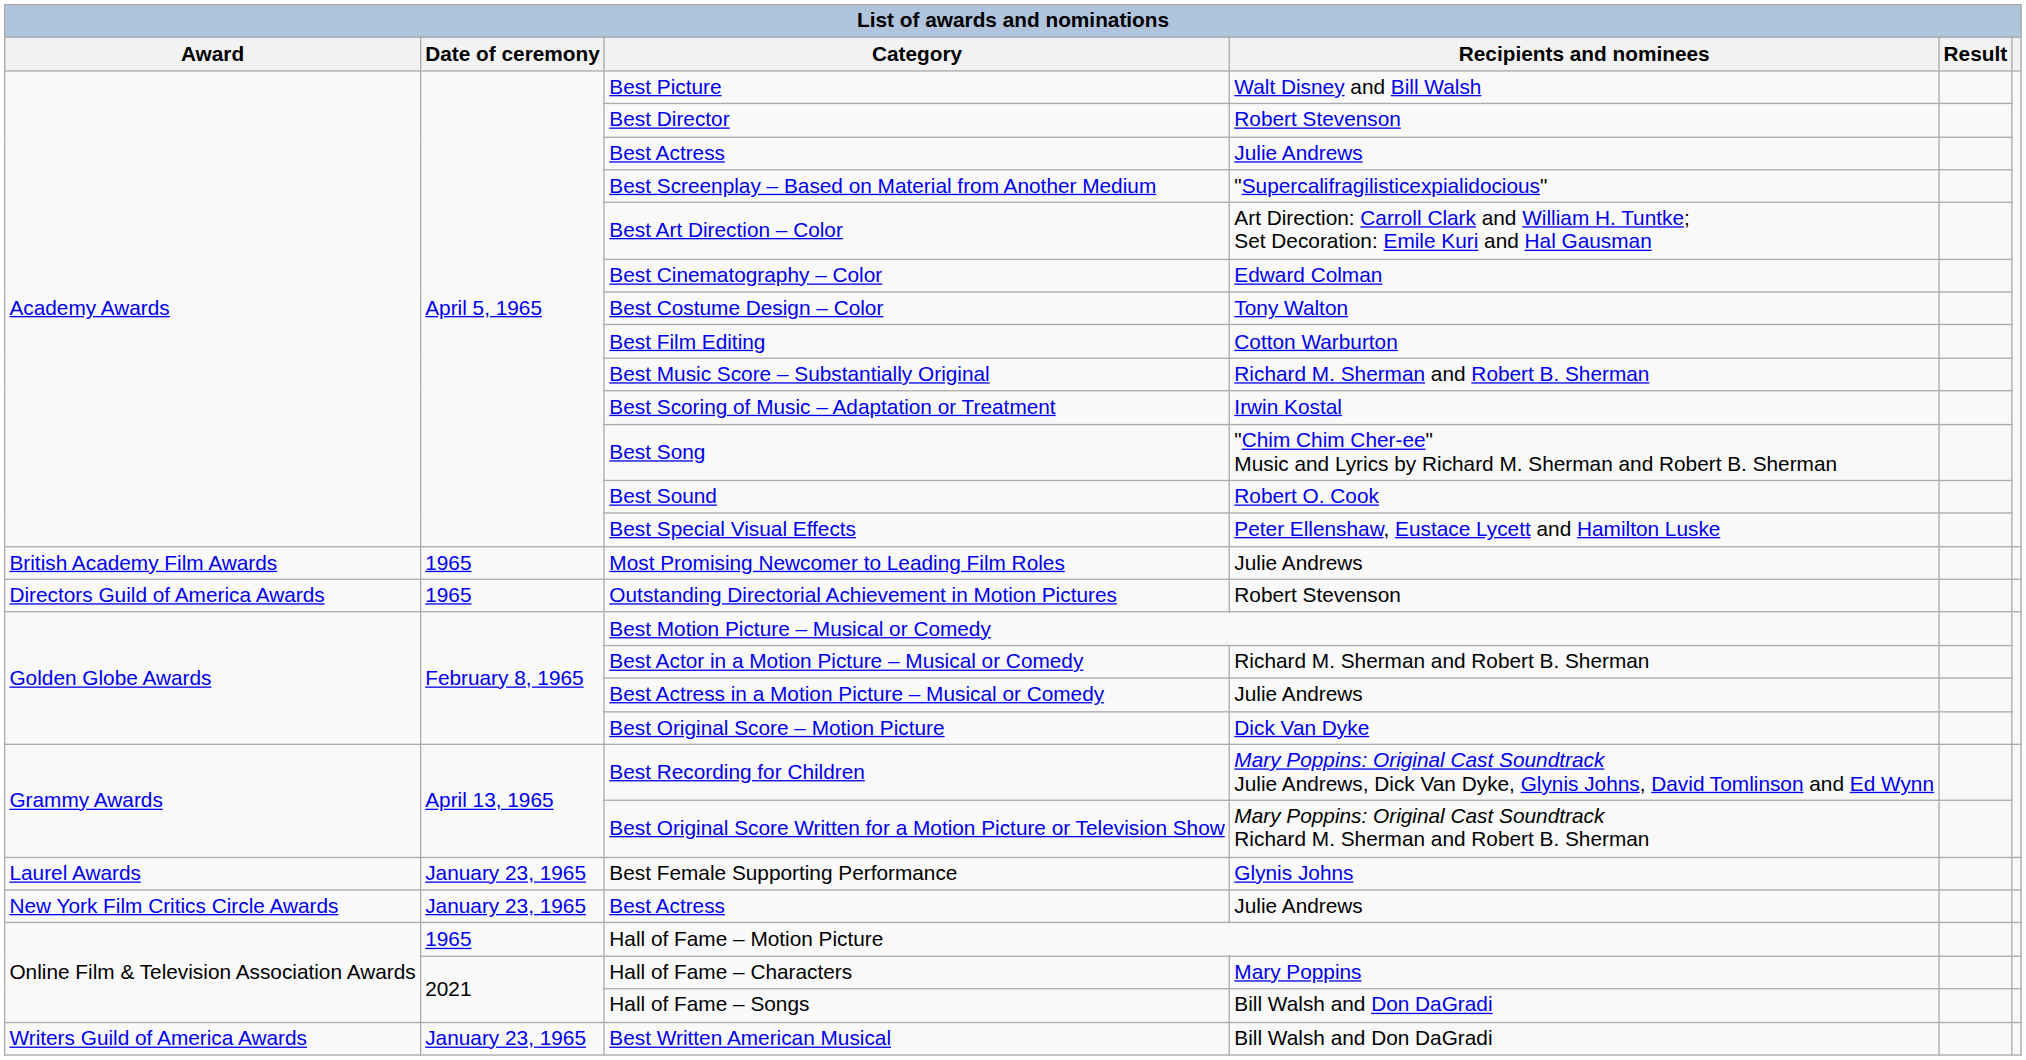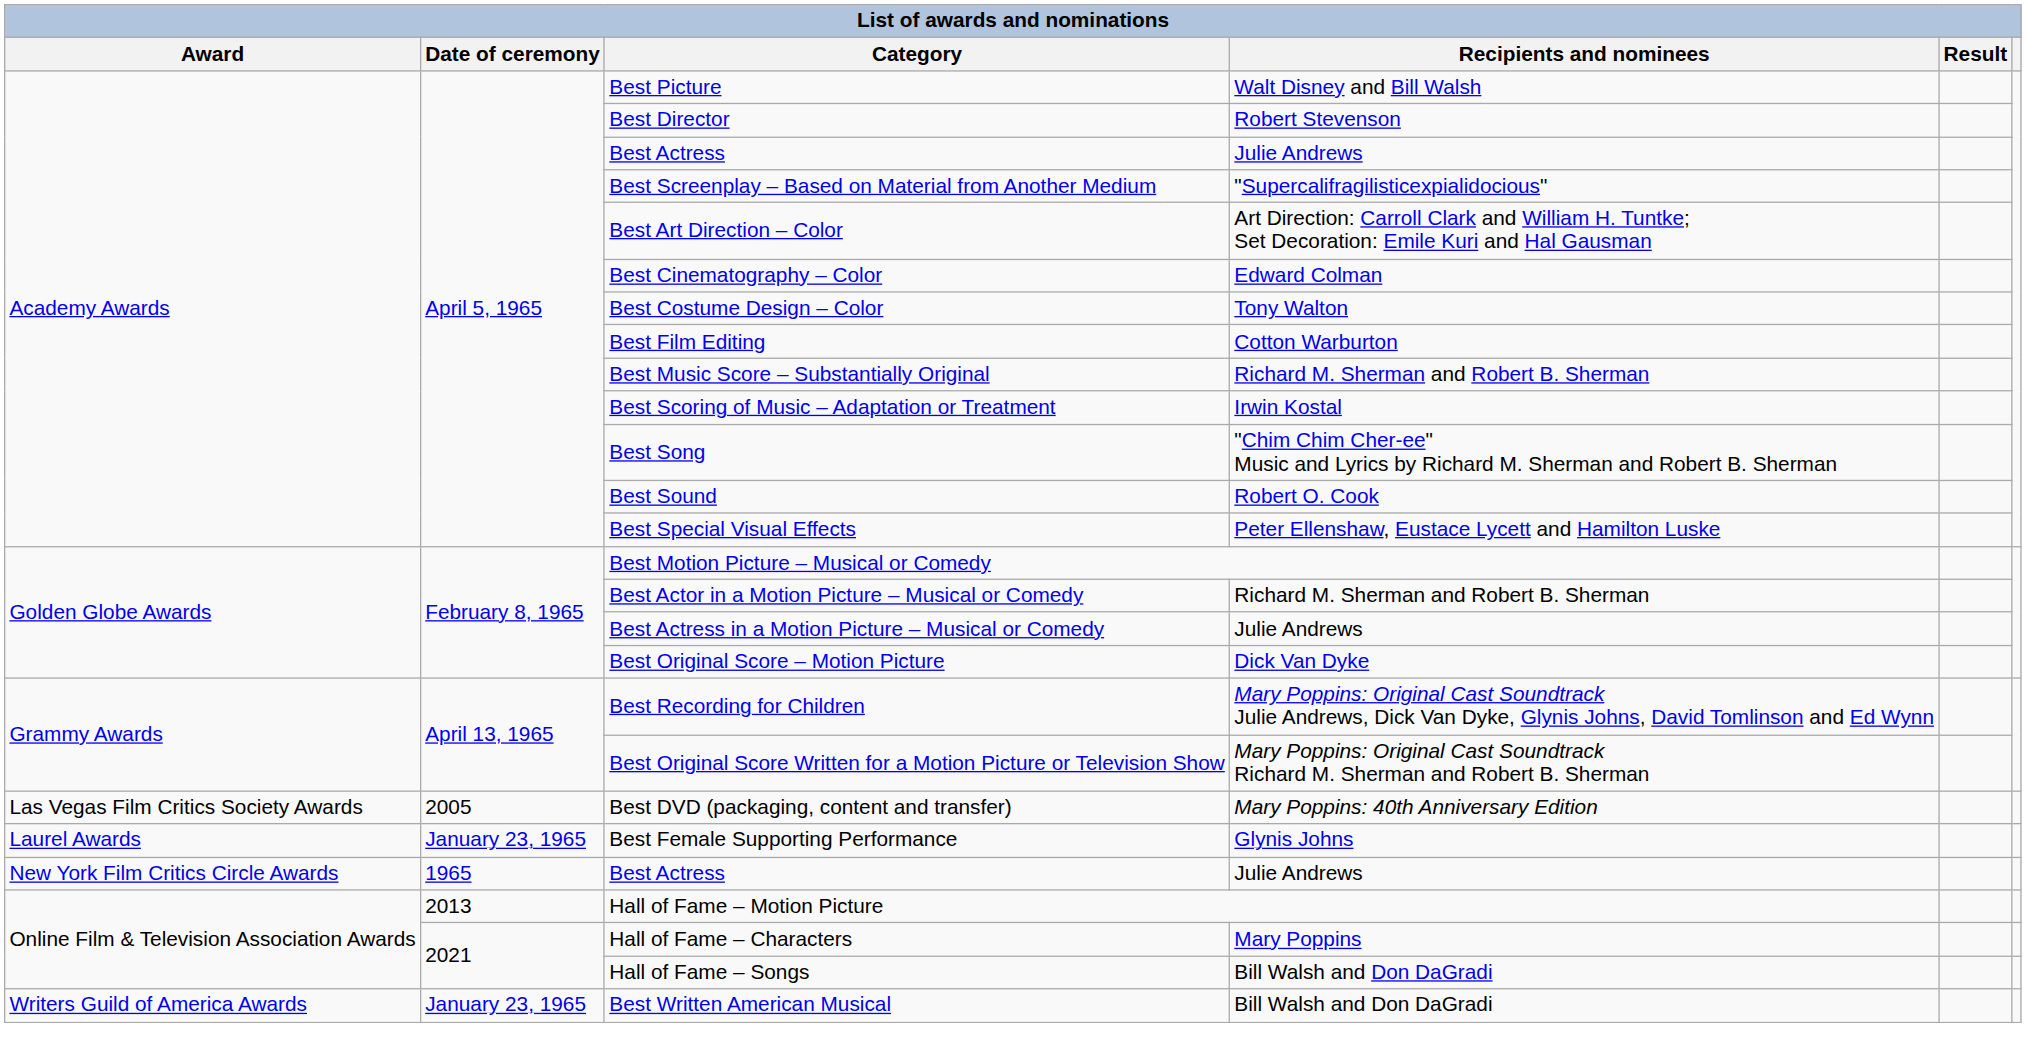- row: (143, 562)
- row: (167, 595)
+ row: (186, 807)
(506, 906) January 23, 1965 -> (448, 873) 1965
(448, 939) 1965 -> (448, 906) 2013
